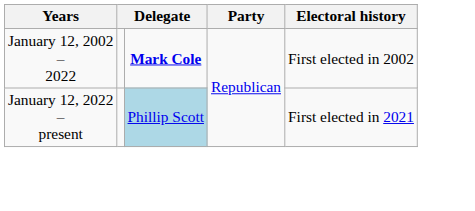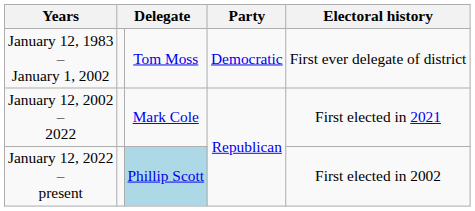+ row: (61, 58)
(166, 58) bold -> (166, 117) normal
(351, 58) First elected in 2002 -> (378, 117) First elected in 2021
(351, 117) First elected in 2021 -> (378, 176) First elected in 2002
